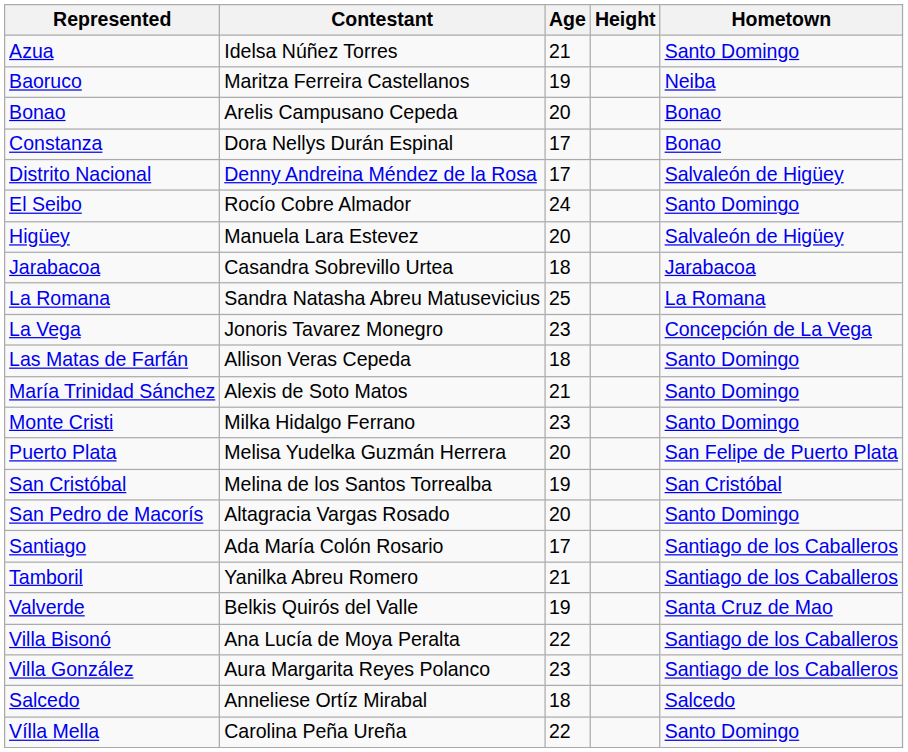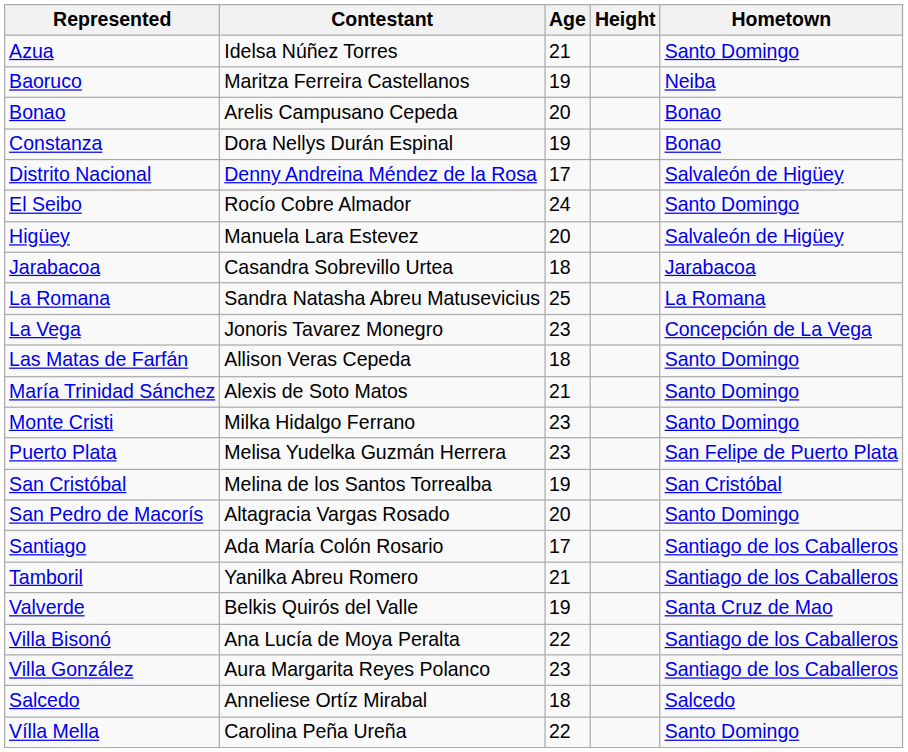(560, 143) 17 -> (560, 143) 19
(560, 453) 20 -> (560, 453) 23
